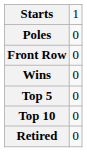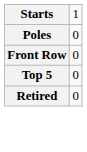- row: (37, 75)
- row: (37, 116)
